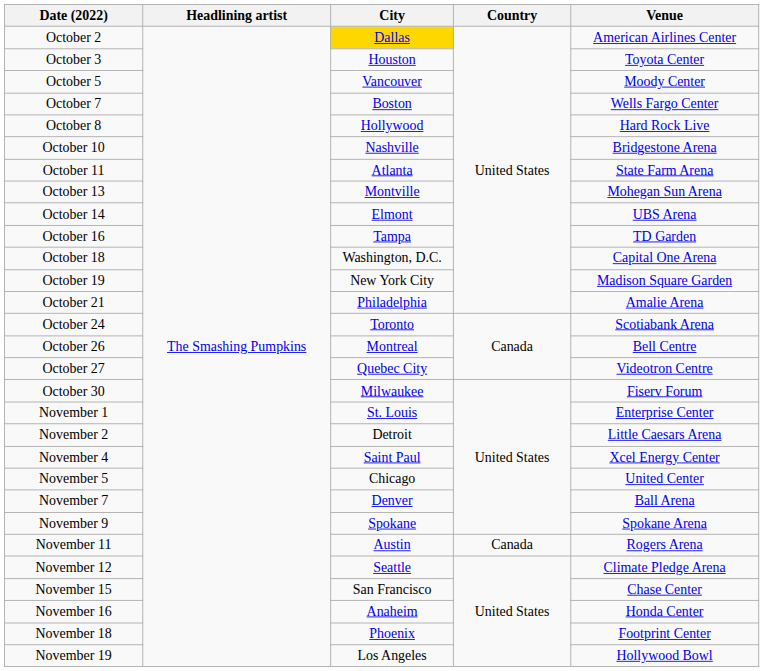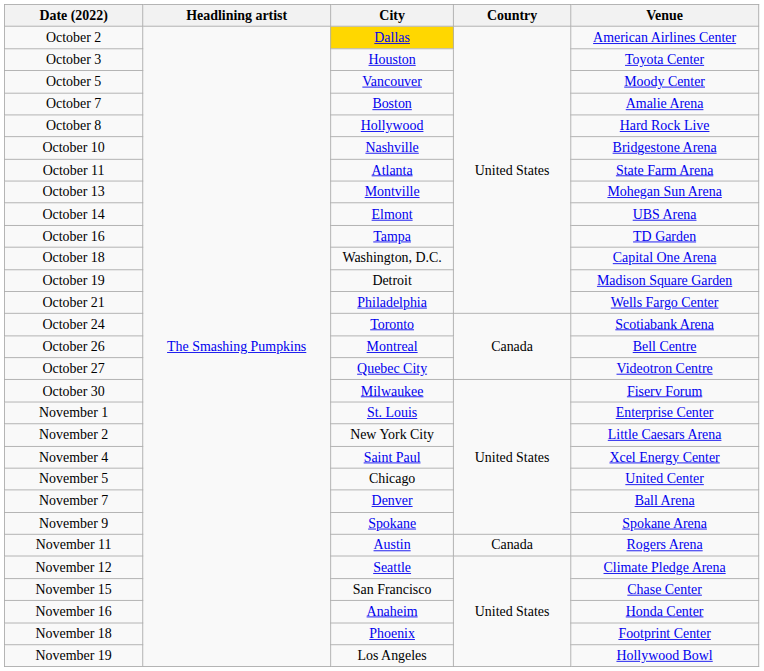(665, 103) Wells Fargo Center -> (665, 103) Amalie Arena
(392, 280) New York City -> (392, 280) Detroit
(665, 302) Amalie Arena -> (665, 302) Wells Fargo Center
(392, 434) Detroit -> (392, 434) New York City
